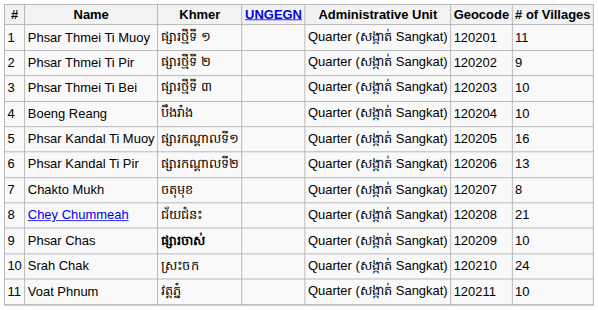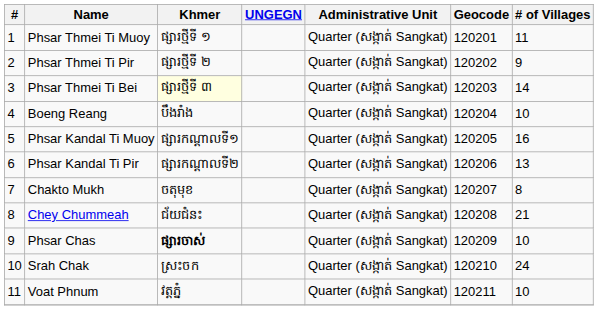(186, 87) no background -> (186, 87) lightyellow background
(522, 88) 10 -> (522, 88) 14
